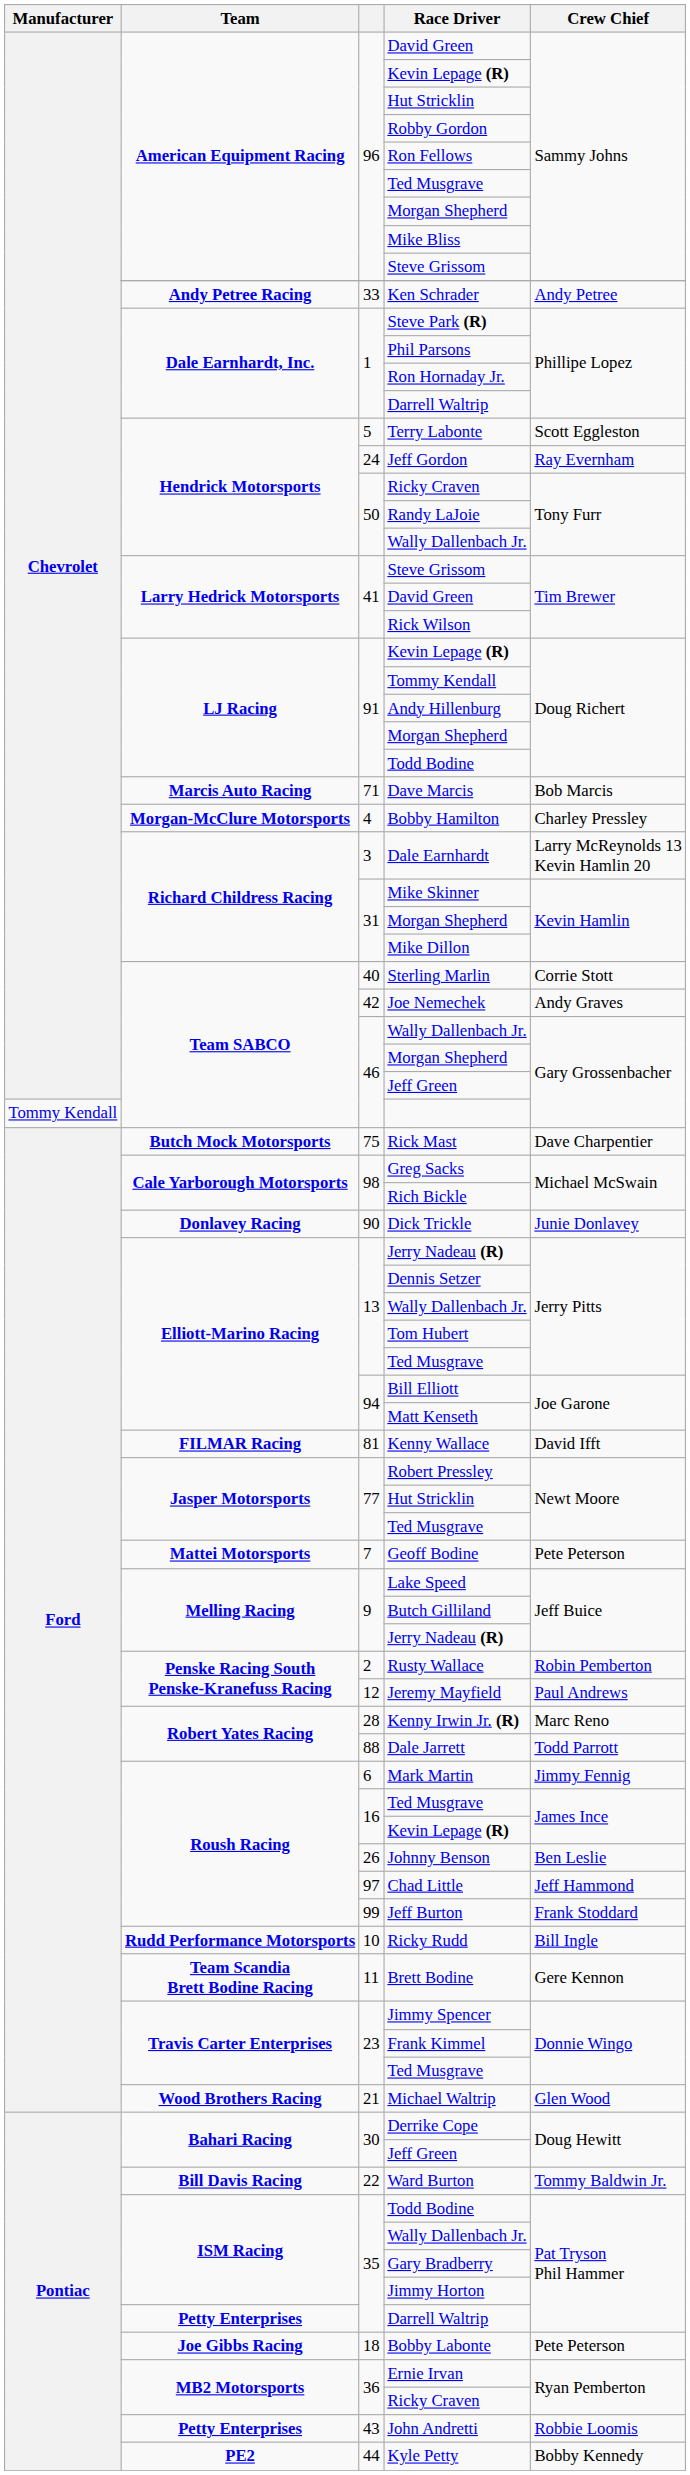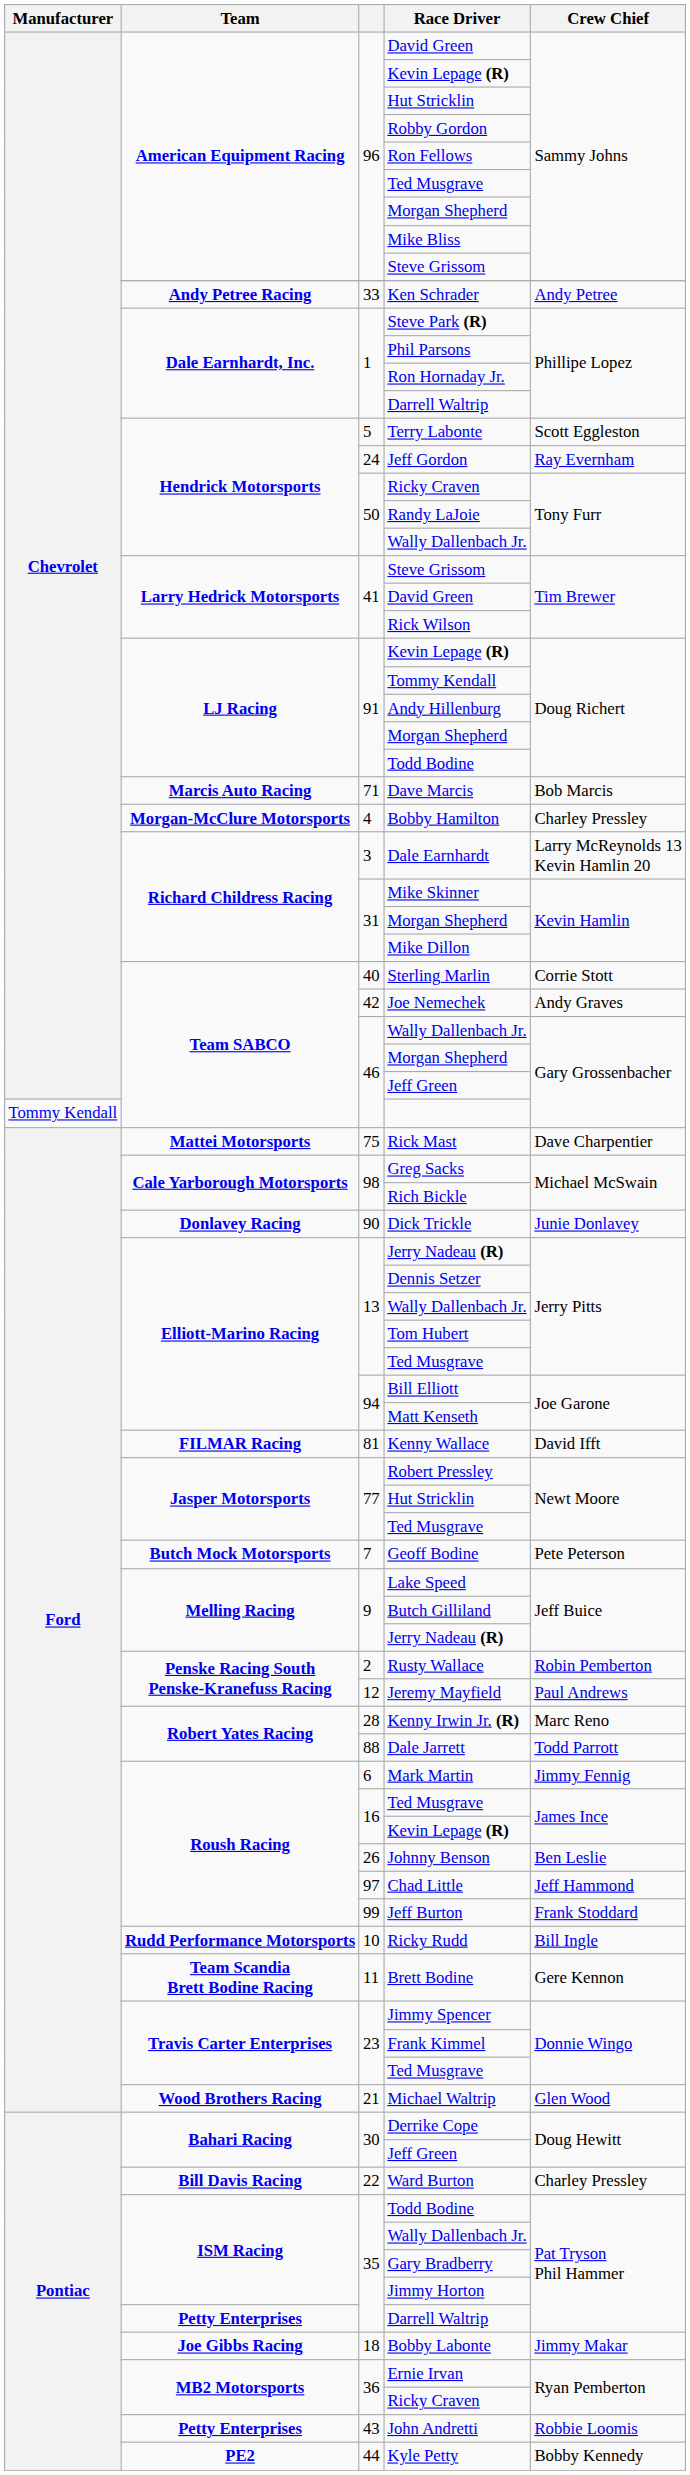(240, 1141) Butch Mock Motorsports -> (240, 1141) Mattei Motorsports
(240, 1554) Mattei Motorsports -> (240, 1554) Butch Mock Motorsports
(600, 2180) Tommy Baldwin Jr. -> (591, 2180) Charley Pressley
(580, 2346) Pete Peterson -> (581, 2346) Jimmy Makar
